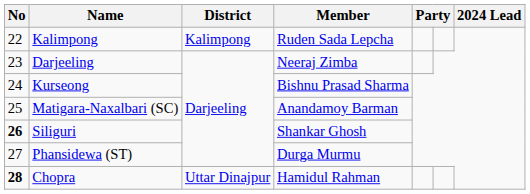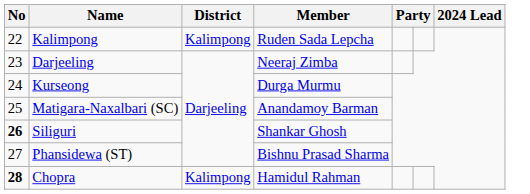(343, 85) Bishnu Prasad Sharma -> (299, 85) Durga Murmu
(319, 154) Durga Murmu -> (323, 154) Bishnu Prasad Sharma
(228, 177) Uttar Dinajpur -> (218, 177) Kalimpong
